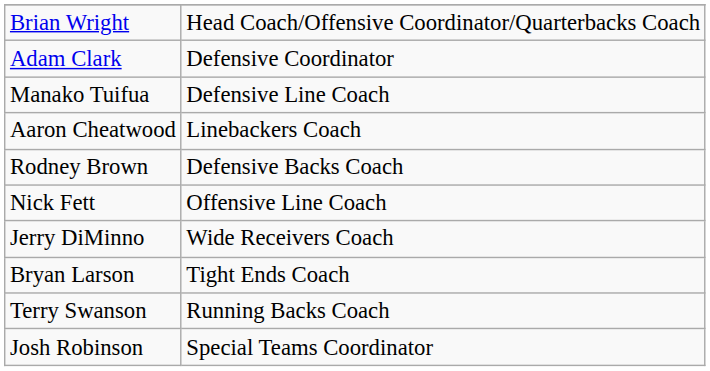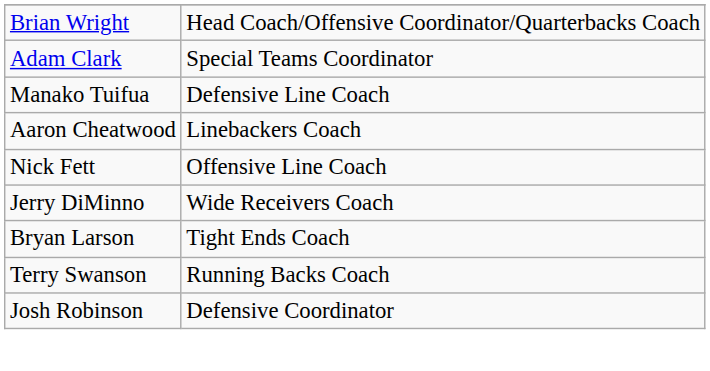(290, 58) Defensive Coordinator -> (310, 58) Special Teams Coordinator
- row: (79, 166)
(310, 346) Special Teams Coordinator -> (290, 310) Defensive Coordinator
